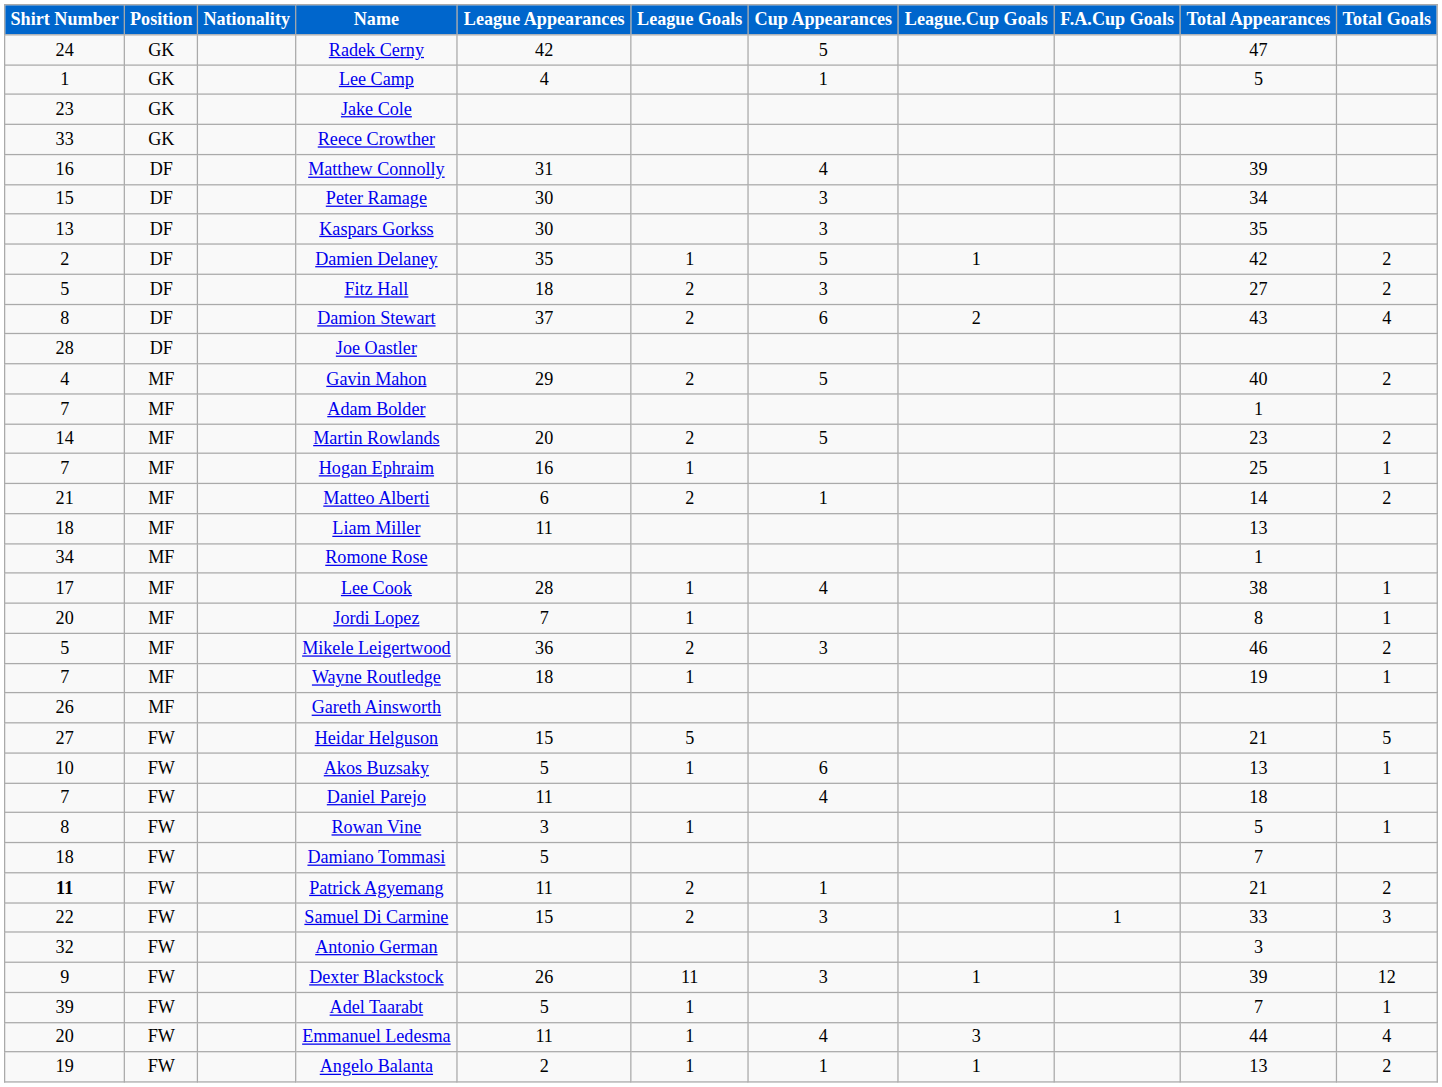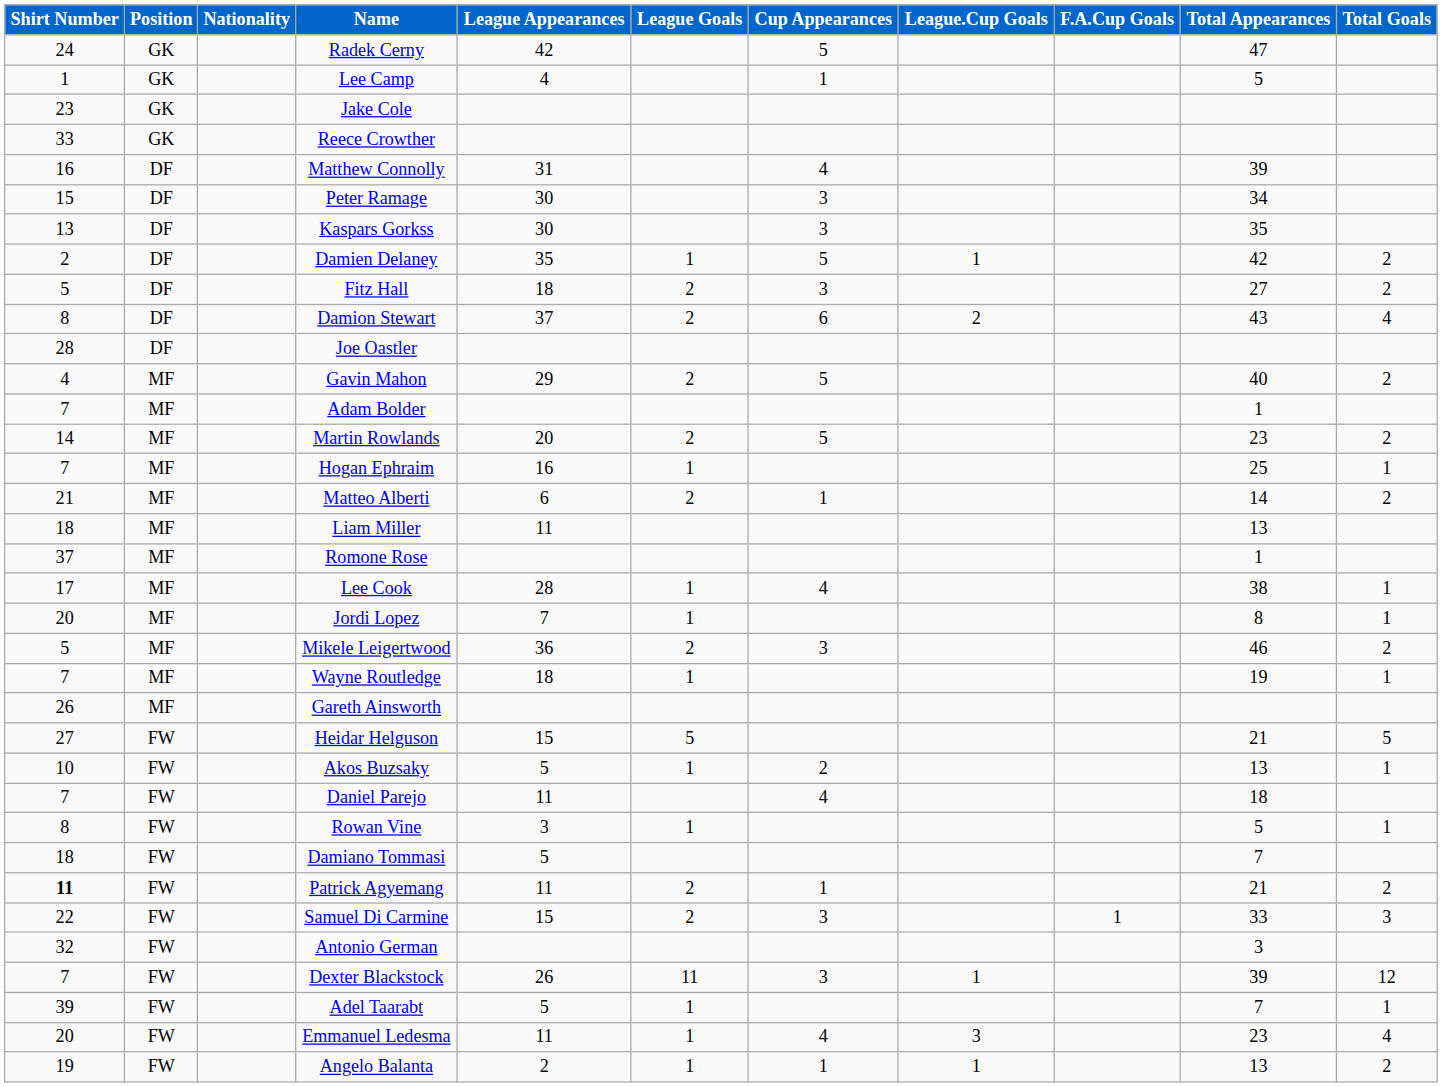(65, 558) 34 -> (65, 558) 37
(823, 767) 6 -> (823, 767) 2
(65, 977) 9 -> (65, 977) 7
(1258, 1037) 44 -> (1258, 1037) 23
